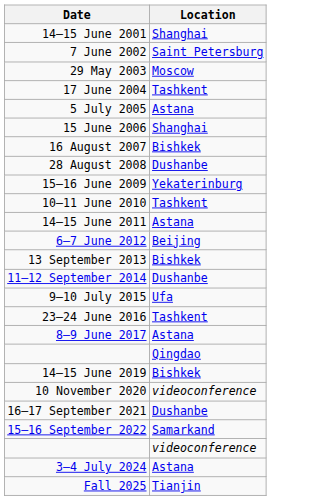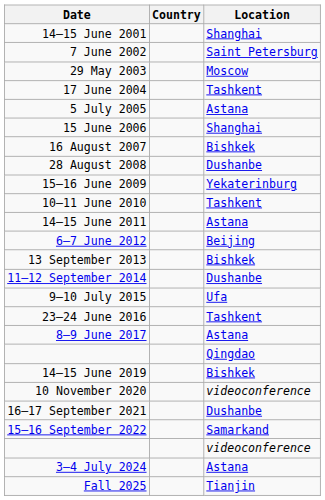+ column: (176, 14)
